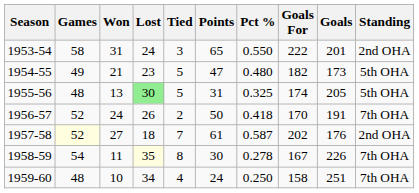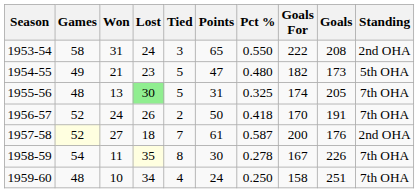(336, 51) 201 -> (336, 51) 208
(385, 93) 5th OHA -> (385, 93) 7th OHA
(298, 135) 202 -> (298, 135) 200
